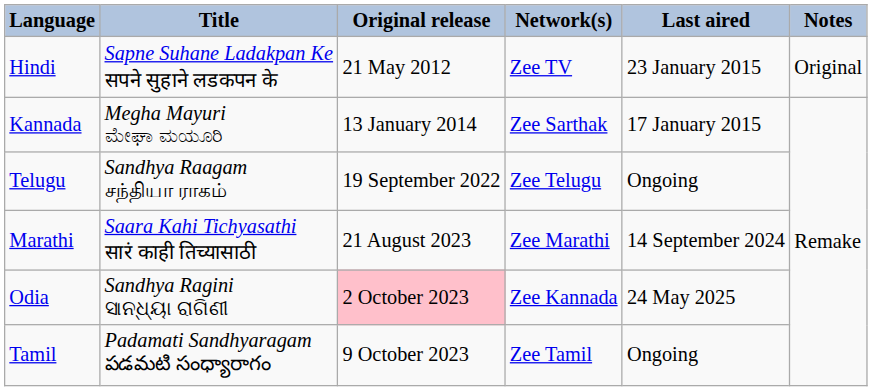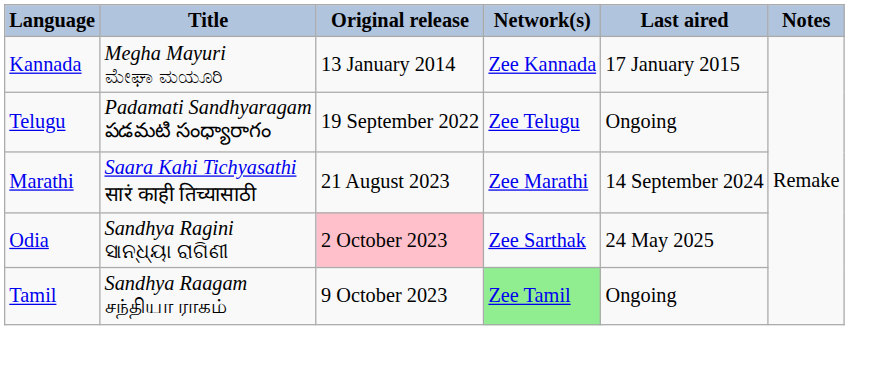- row: (32, 66)
(559, 124) Zee Sarthak -> (542, 64) Zee Kannada
(176, 179) Sandhya Raagam சந்தியா ராகம் -> (208, 119) Padamati Sandhyaragam పడమటి సంధ్యారాగం
(564, 297) Zee Kannada -> (537, 239) Zee Sarthak
(208, 352) Padamati Sandhyaragam పడమటి సంధ్యారాగం -> (176, 294) Sandhya Raagam சந்தியா ராகம்
(551, 354) no background -> (530, 296) lightgreen background
